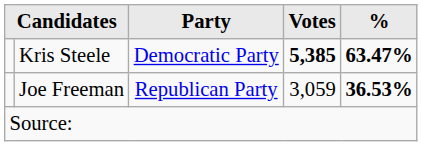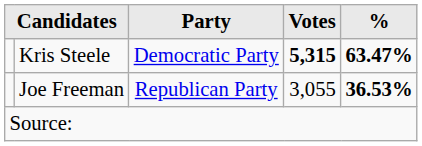(313, 55) 5,385 -> (313, 55) 5,315
(313, 89) 3,059 -> (313, 89) 3,055
